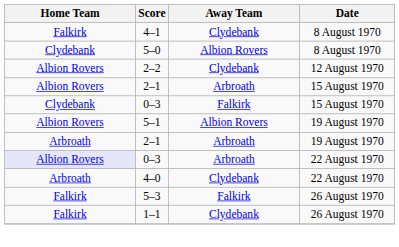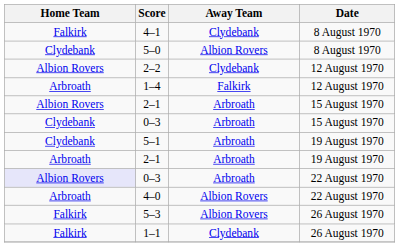+ row: (152, 86)
(234, 104) Falkirk -> (234, 123) Arbroath
(70, 123) Albion Rovers -> (70, 141) Clydebank
(234, 123) Albion Rovers -> (234, 141) Arbroath
(234, 178) Clydebank -> (234, 196) Albion Rovers
(234, 196) Falkirk -> (234, 214) Albion Rovers
